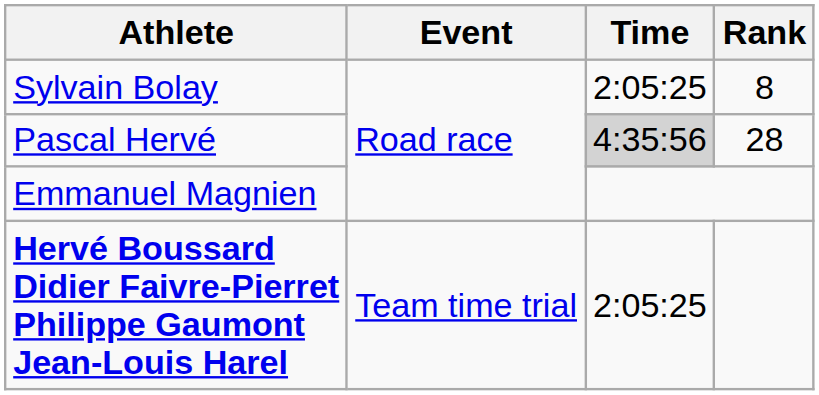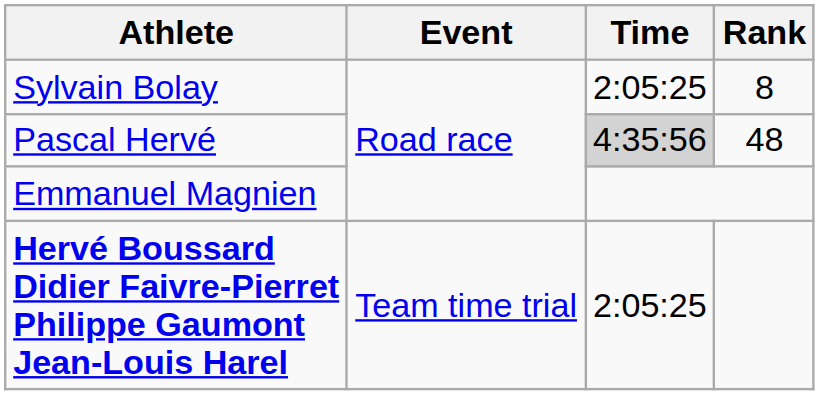(764, 140) 28 -> (764, 140) 48
